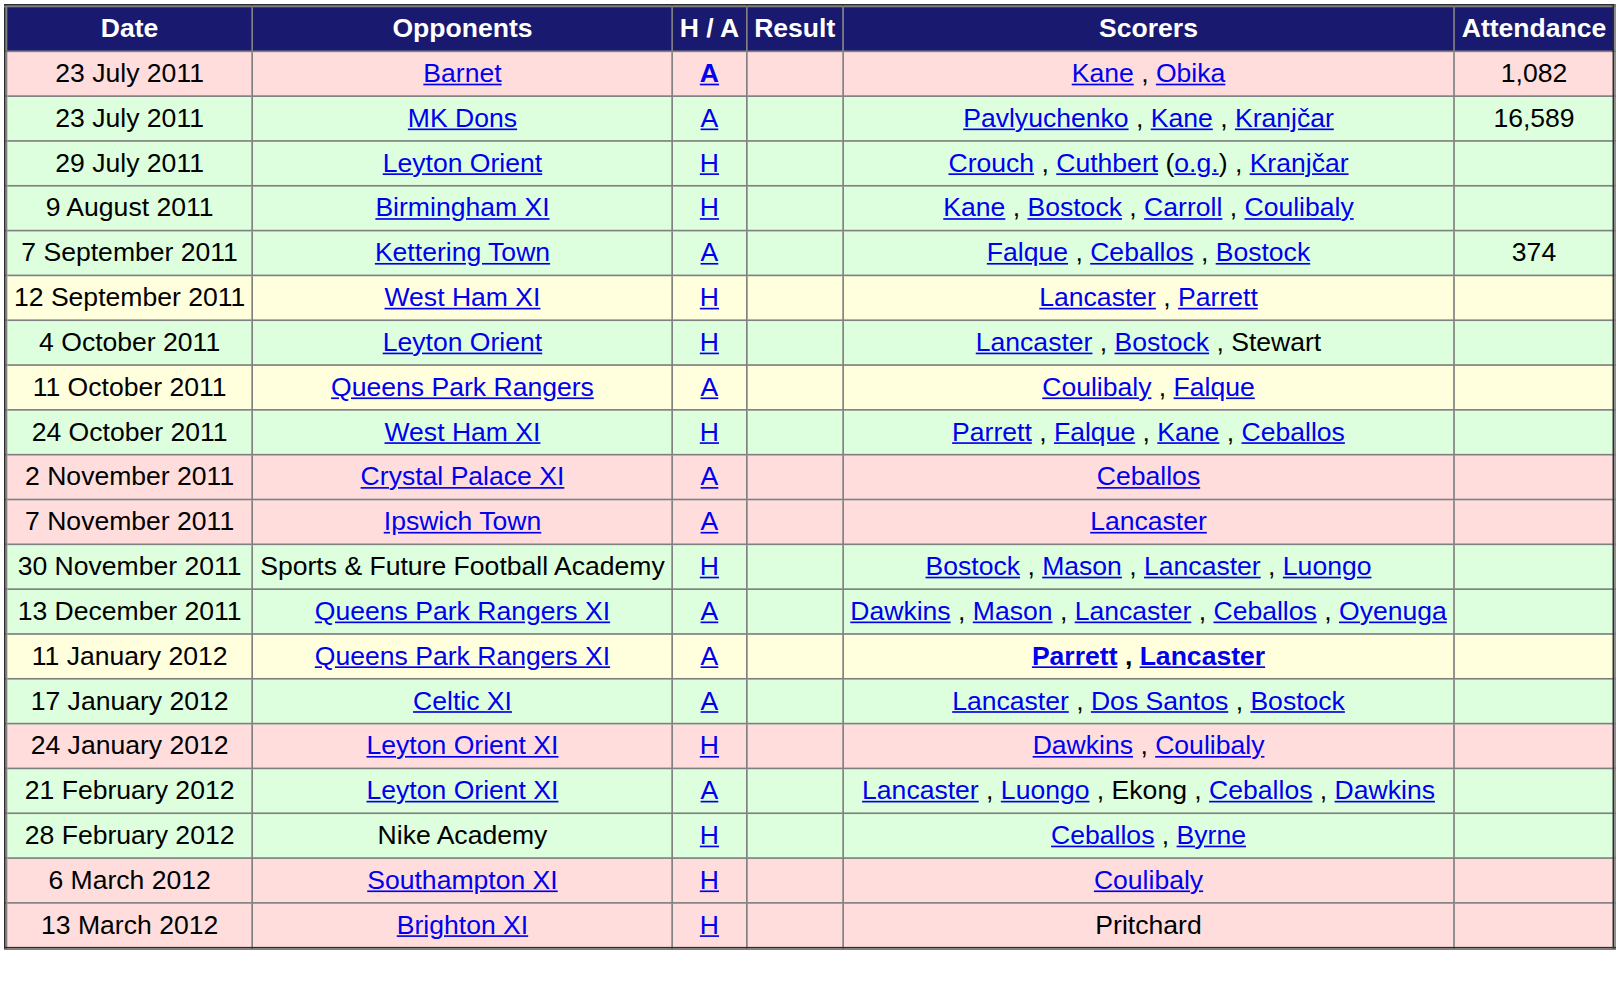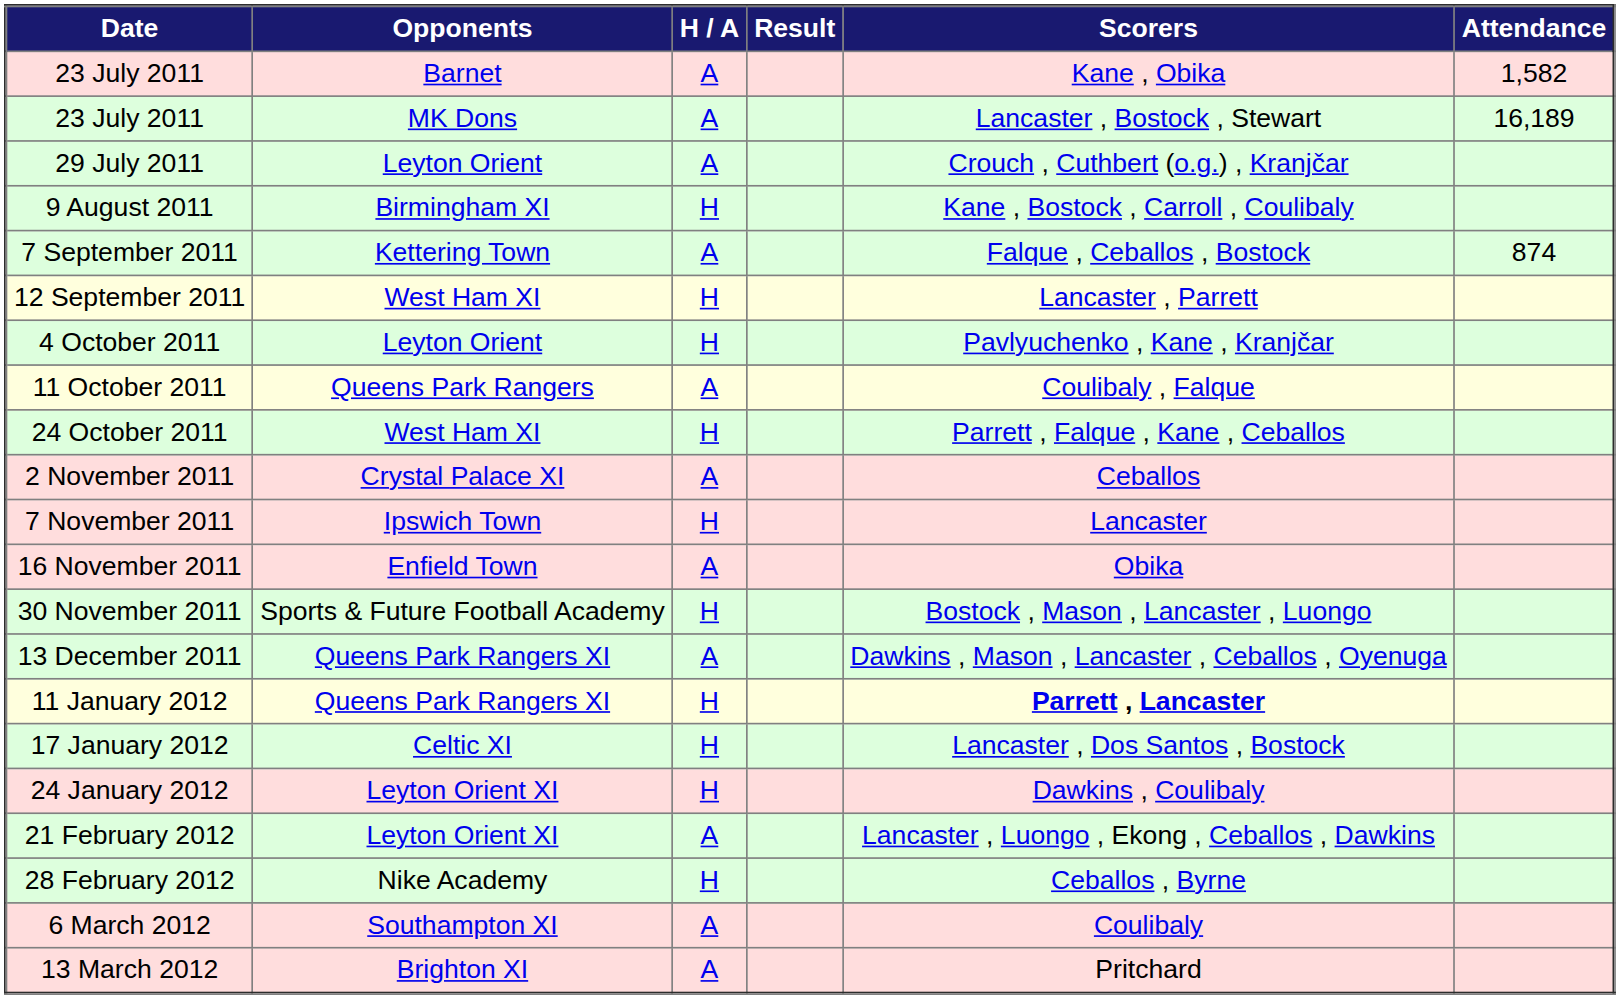(709, 73) bold -> (709, 73) normal
(1534, 73) 1,082 -> (1534, 73) 1,582
(1149, 118) Pavlyuchenko , Kane , Kranjčar -> (1149, 118) Lancaster , Bostock , Stewart
(1534, 118) 16,589 -> (1534, 118) 16,189
(709, 163) H -> (709, 163) A
(1534, 252) 374 -> (1534, 252) 874
(1149, 342) Lancaster , Bostock , Stewart -> (1149, 342) Pavlyuchenko , Kane , Kranjčar
(709, 521) A -> (709, 521) H
+ row: (130, 566)
(709, 656) A -> (709, 700) H
(709, 700) A -> (709, 745) H
(709, 880) H -> (709, 924) A
(709, 924) H -> (709, 969) A
